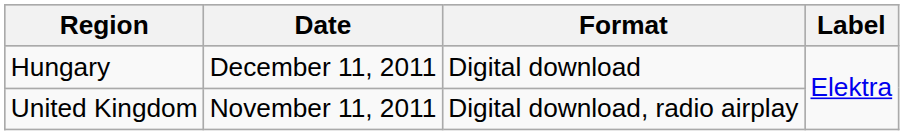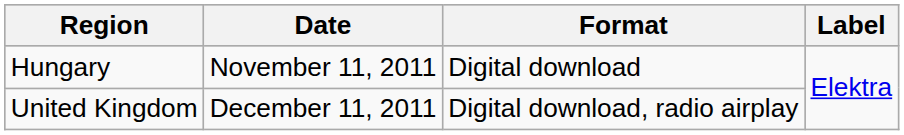(323, 66) December 11, 2011 -> (323, 66) November 11, 2011
(323, 108) November 11, 2011 -> (323, 108) December 11, 2011
